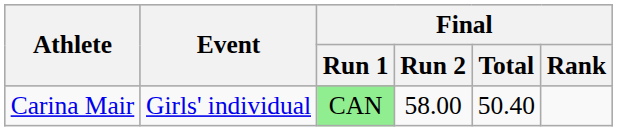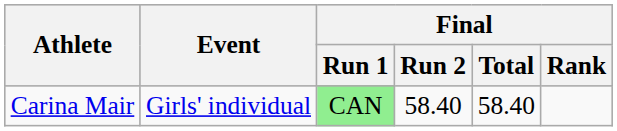(433, 105) 58.00 -> (433, 105) 58.40
(506, 105) 50.40 -> (506, 105) 58.40
